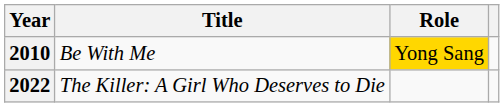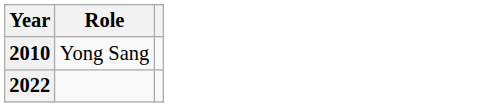- column: (222, 20)
(439, 53) gold background -> (105, 53) no background
